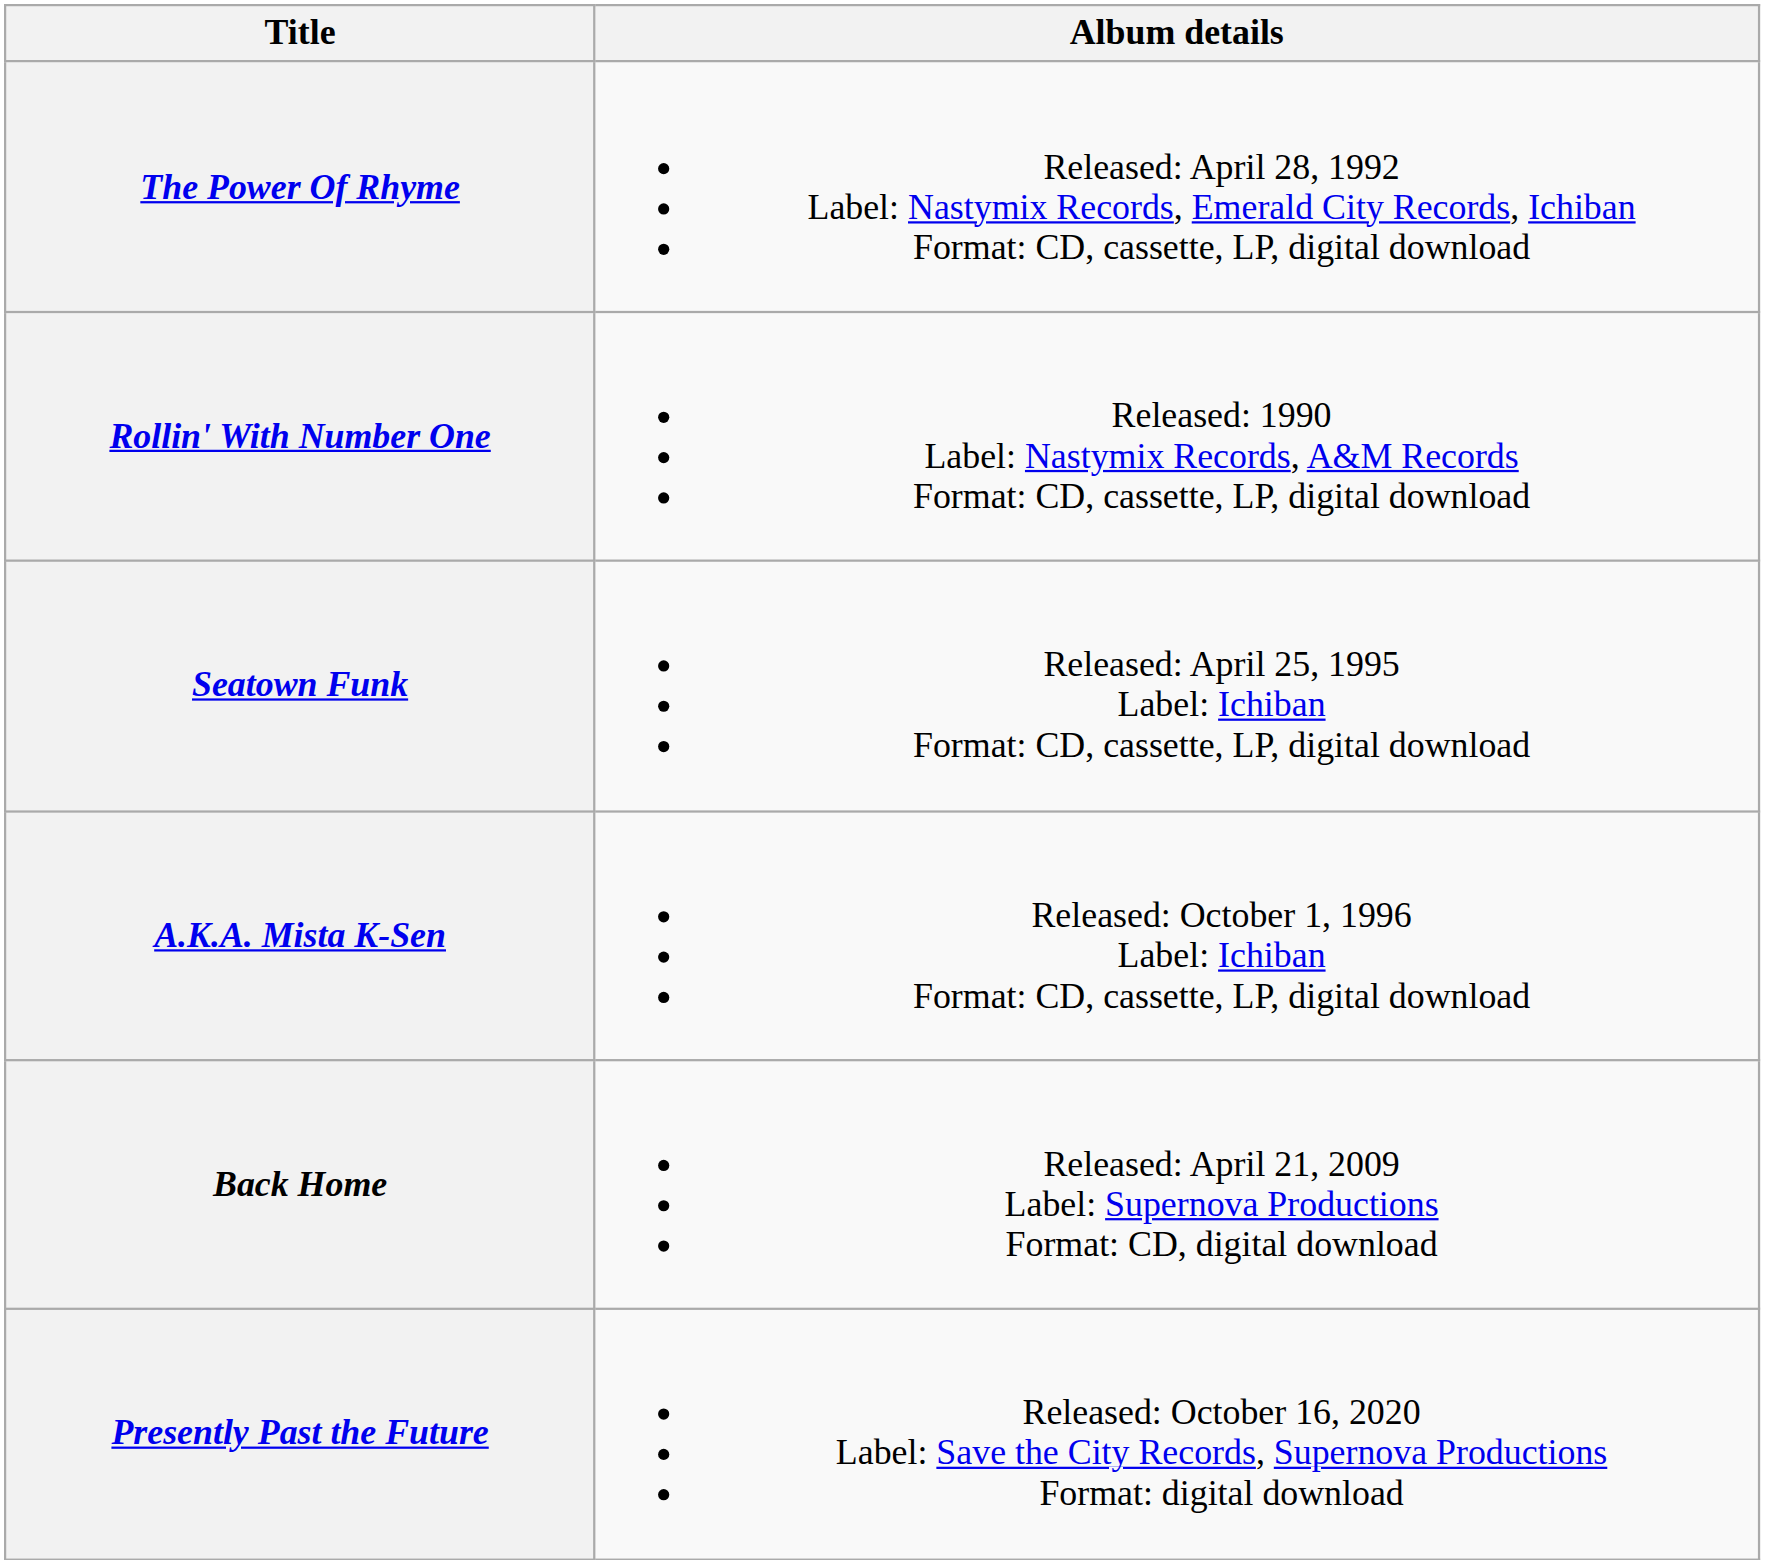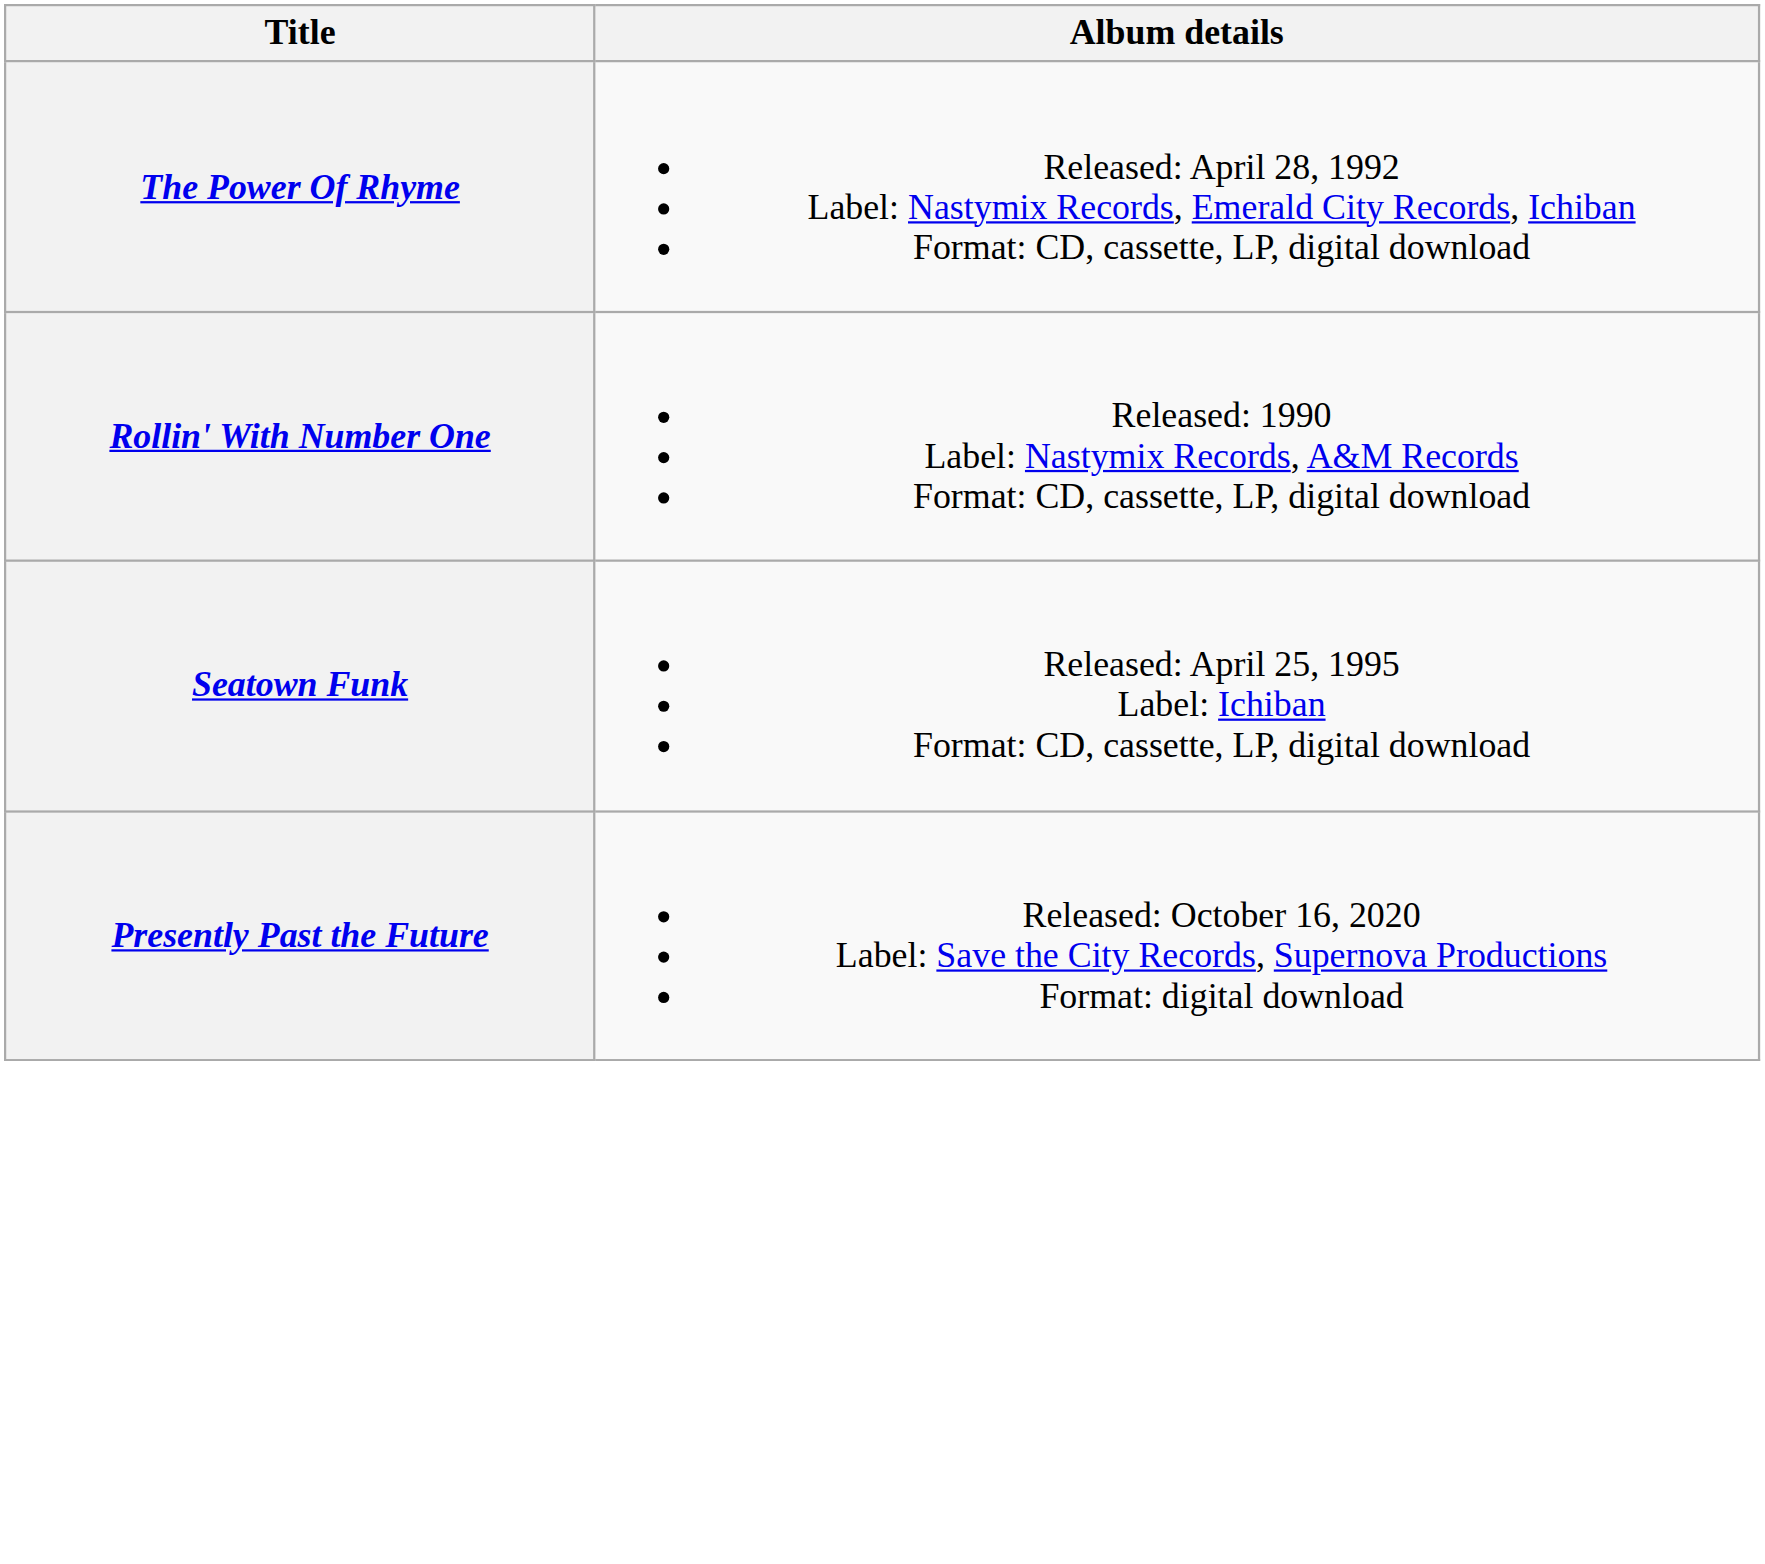- row: (300, 934)
- row: (300, 1184)
